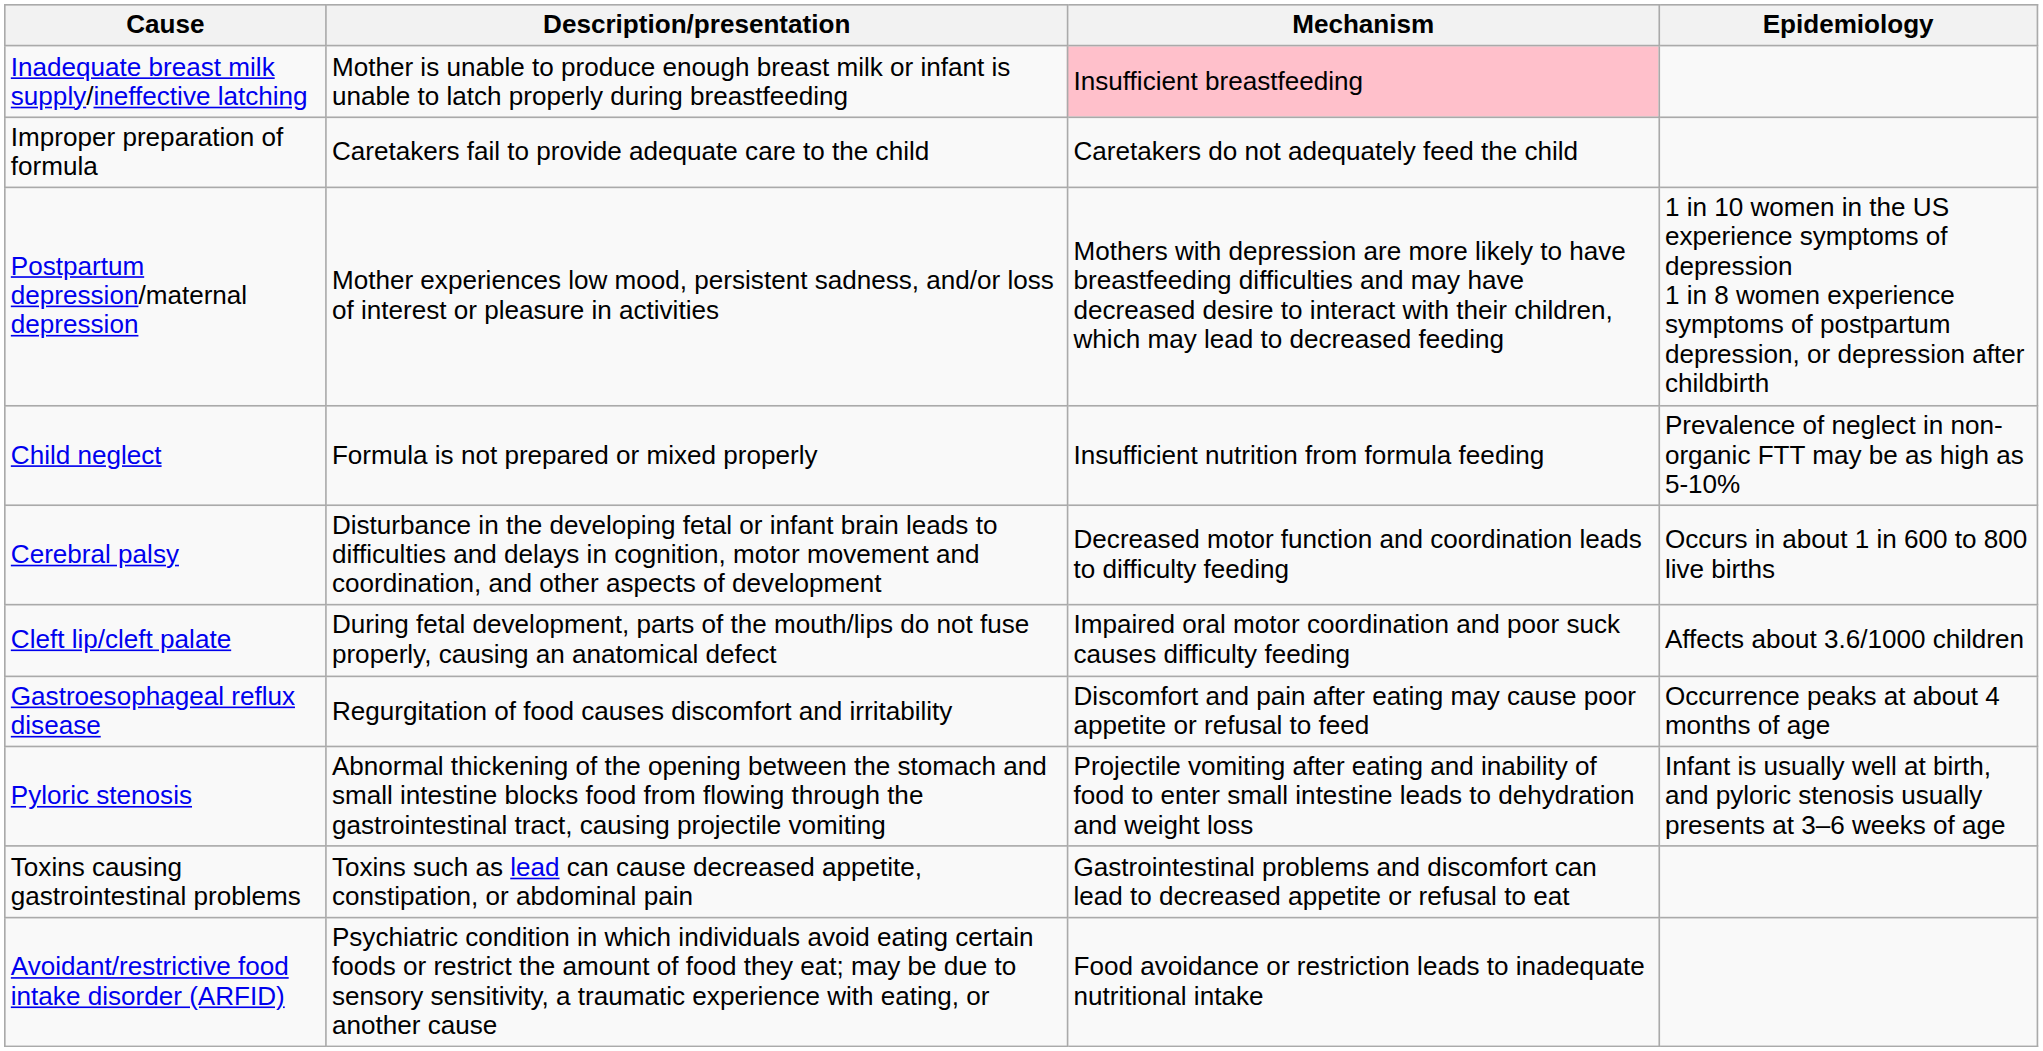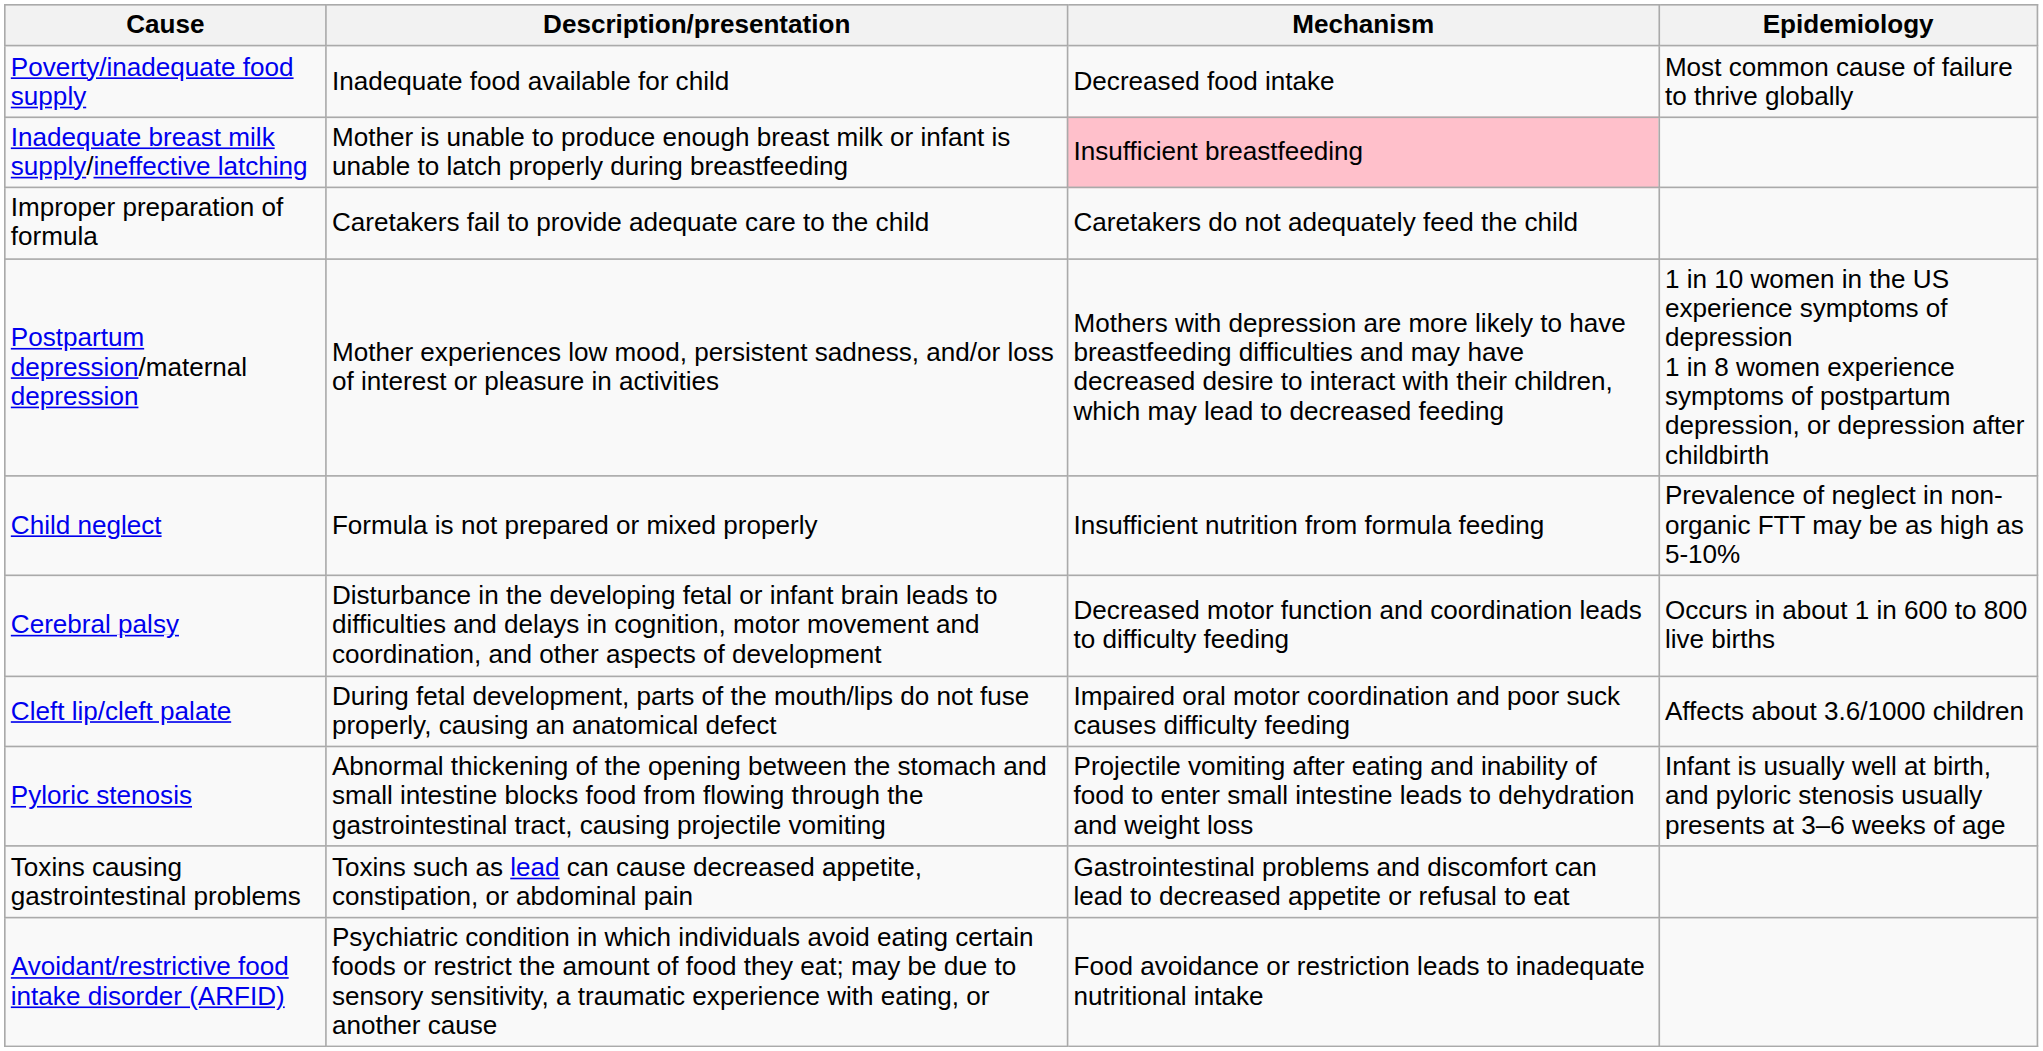+ row: (152, 81)
- row: (153, 710)
